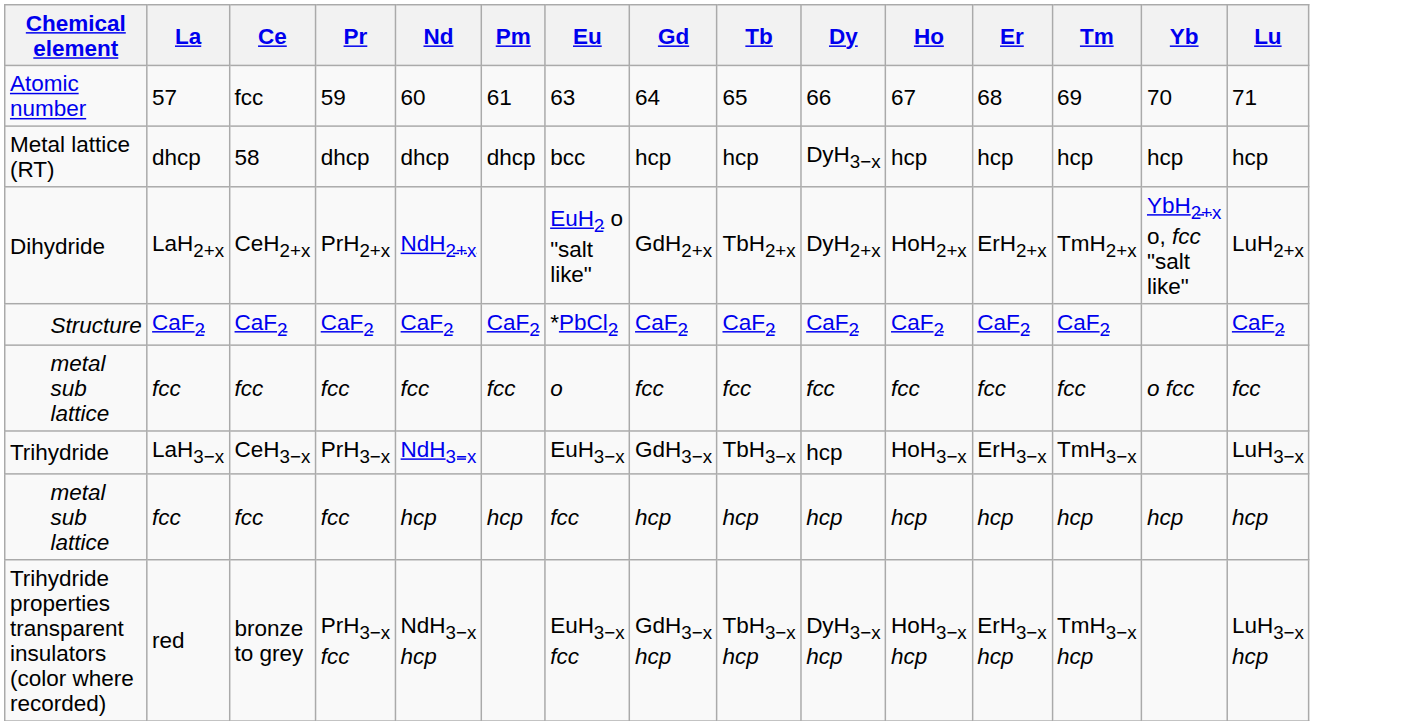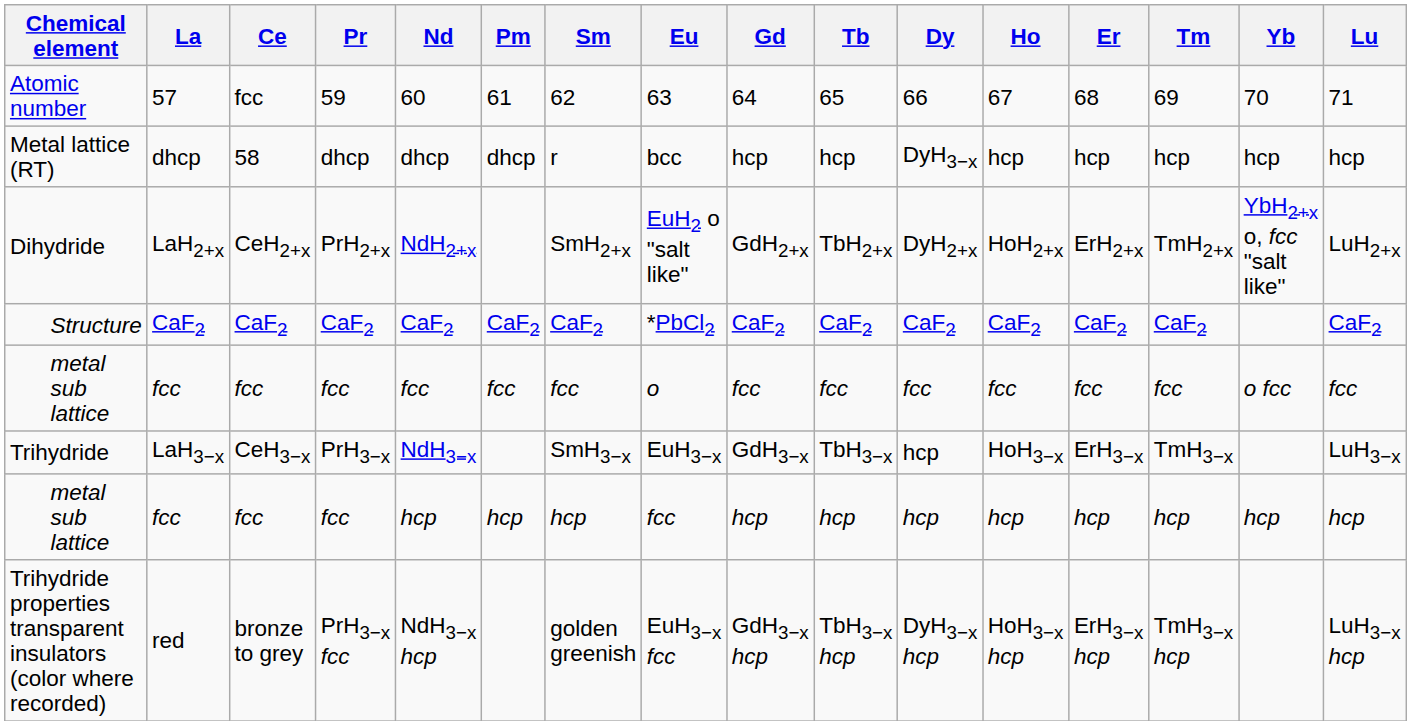+ column: (593, 35)
